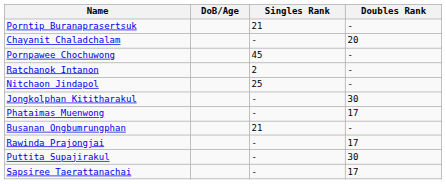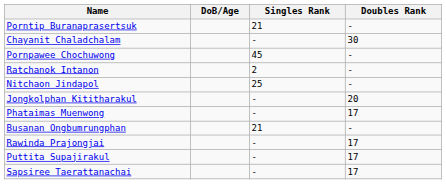(353, 41) 20 -> (353, 41) 30
(353, 99) 30 -> (353, 99) 20
(353, 158) 30 -> (353, 158) 17
